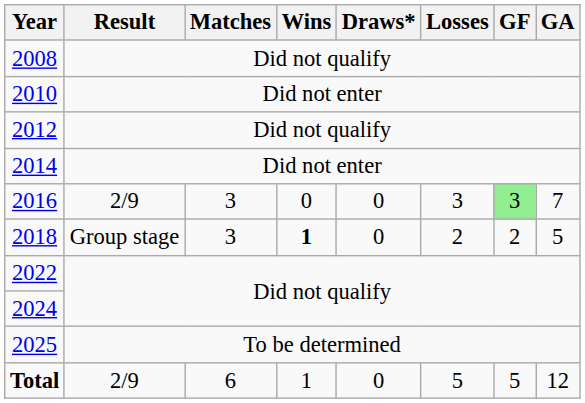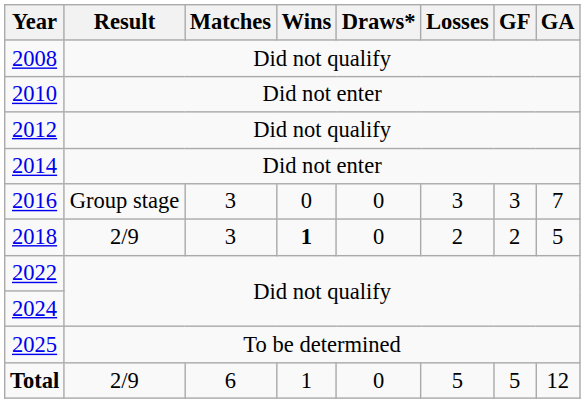(124, 201) 2/9 -> (124, 201) Group stage
(515, 201) lightgreen background -> (515, 201) no background
(124, 237) Group stage -> (124, 237) 2/9
